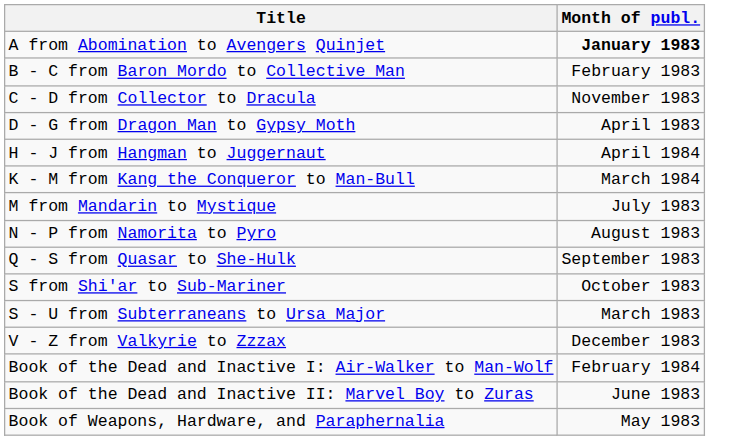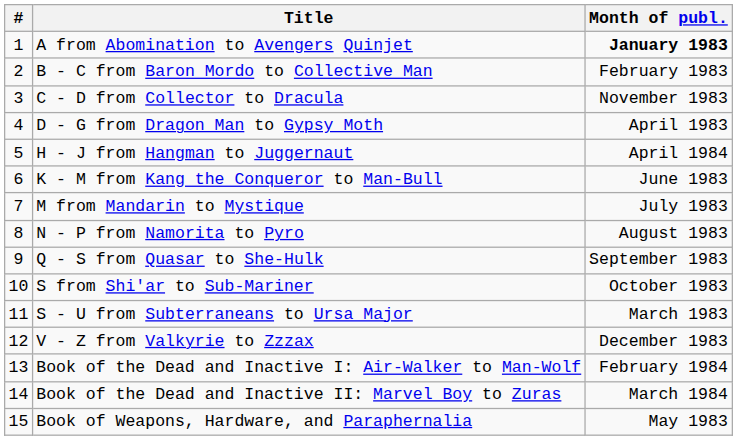+ column: (18, 18)
(651, 180) March 1984 -> (683, 180) June 1983
(656, 395) June 1983 -> (678, 395) March 1984
